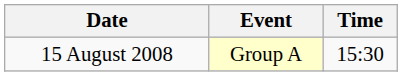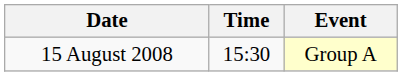columns swapped: (360, 20) <-> (266, 20)
